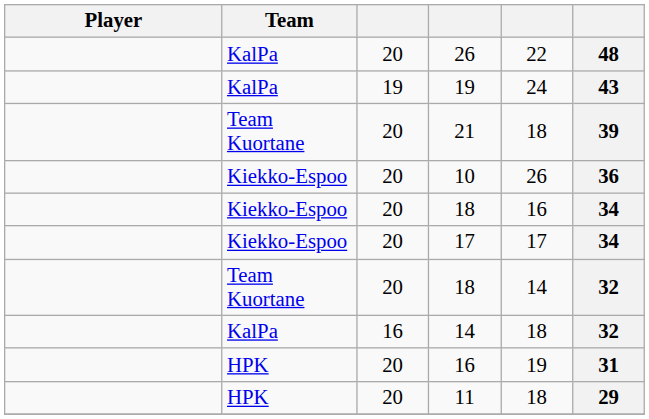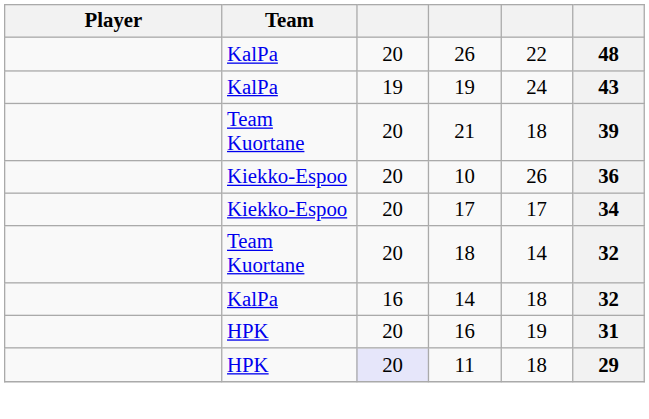- row: (287, 209)
(393, 397) no background -> (393, 364) lavender background
